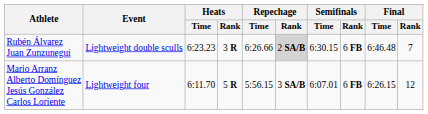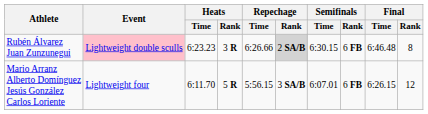(134, 48) no background -> (134, 48) pink background
(410, 48) 7 -> (410, 48) 8
